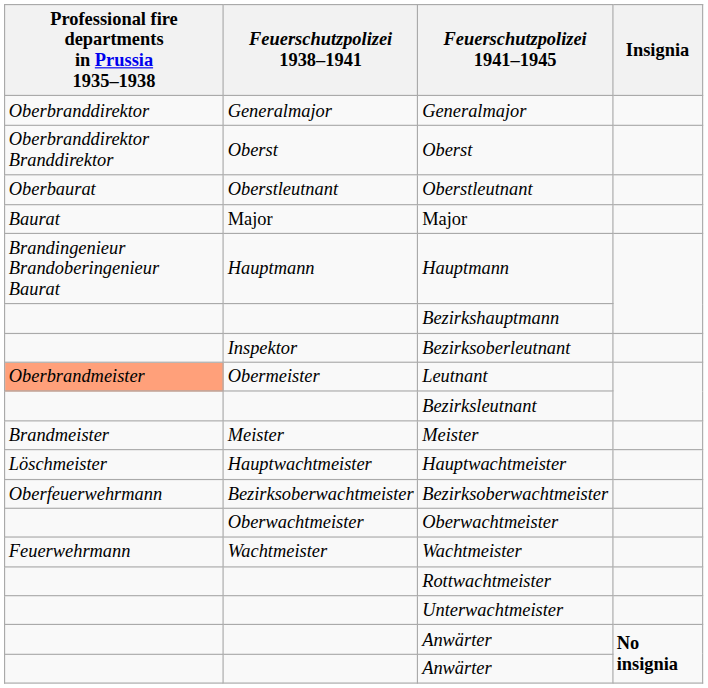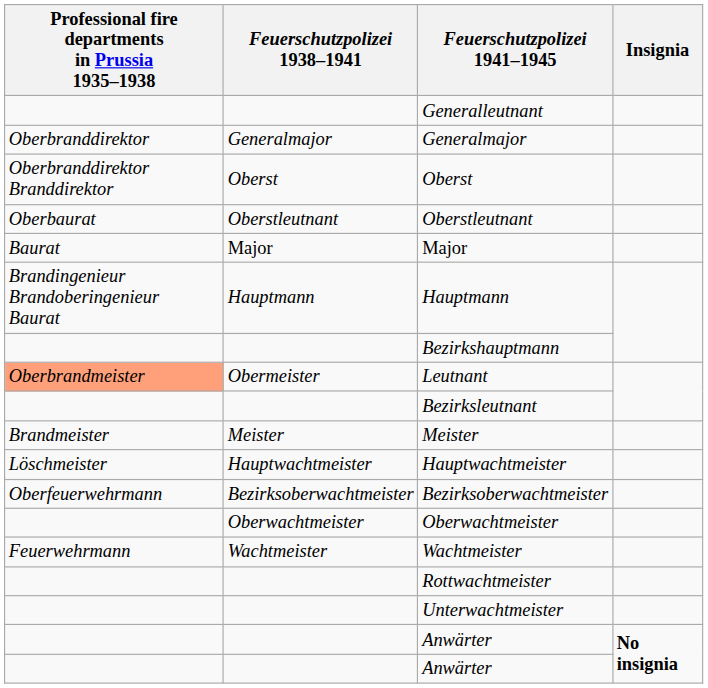+ row: (321, 110)
- row: (262, 347)
